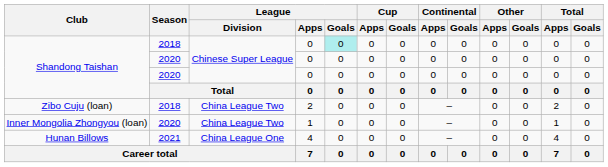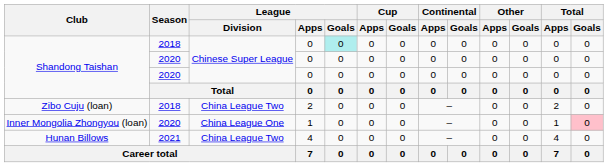(242, 122) China League Two -> (242, 122) China League One
(587, 122) no background -> (587, 122) pink background
(242, 138) China League One -> (242, 138) China League Two
